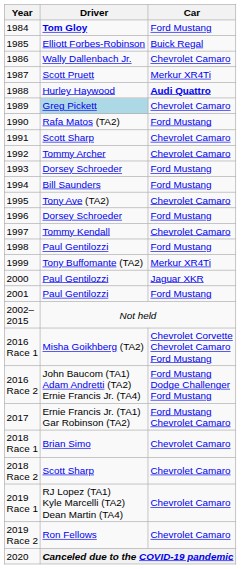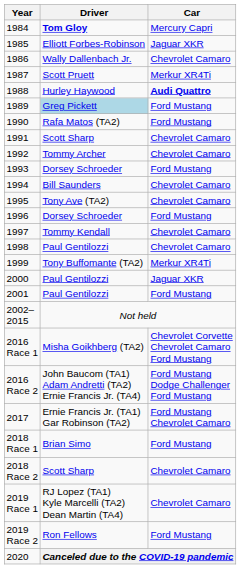(181, 28) Ford Mustang -> (181, 28) Mercury Capri
(177, 44) Buick Regal -> (177, 44) Jaguar XKR
(191, 106) Chevrolet Camaro -> (181, 106) Ford Mustang
(181, 184) Ford Mustang -> (191, 184) Chevrolet Camaro
(181, 247) Ford Mustang -> (191, 247) Chevrolet Camaro
(191, 444) Chevrolet Camaro -> (181, 444) Ford Mustang
(191, 535) Chevrolet Camaro -> (181, 535) Ford Mustang
